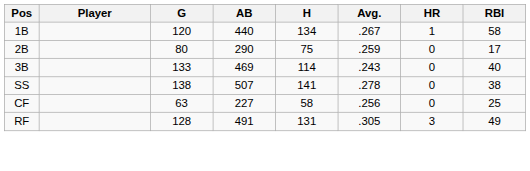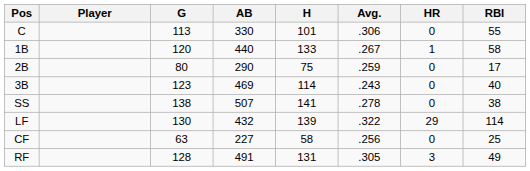+ row: (22, 31)
(307, 31) 134 -> (307, 49) 133
(182, 67) 133 -> (182, 85) 123
+ row: (22, 121)
